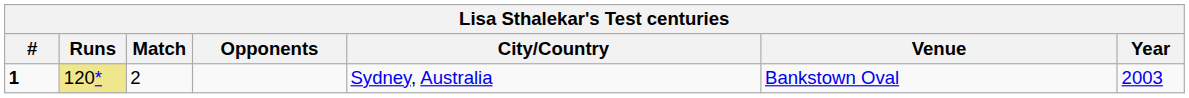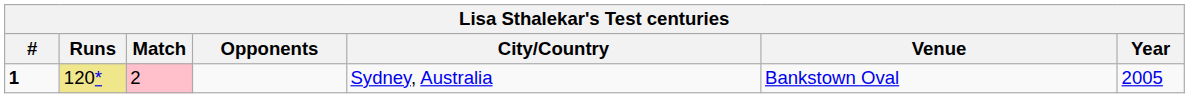(136, 78) no background -> (136, 78) pink background
(1142, 78) 2003 -> (1142, 78) 2005
